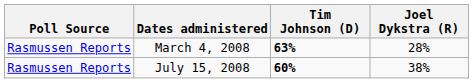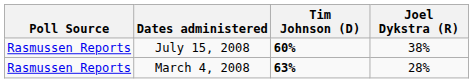rows swapped: (202, 48) <-> (202, 68)
